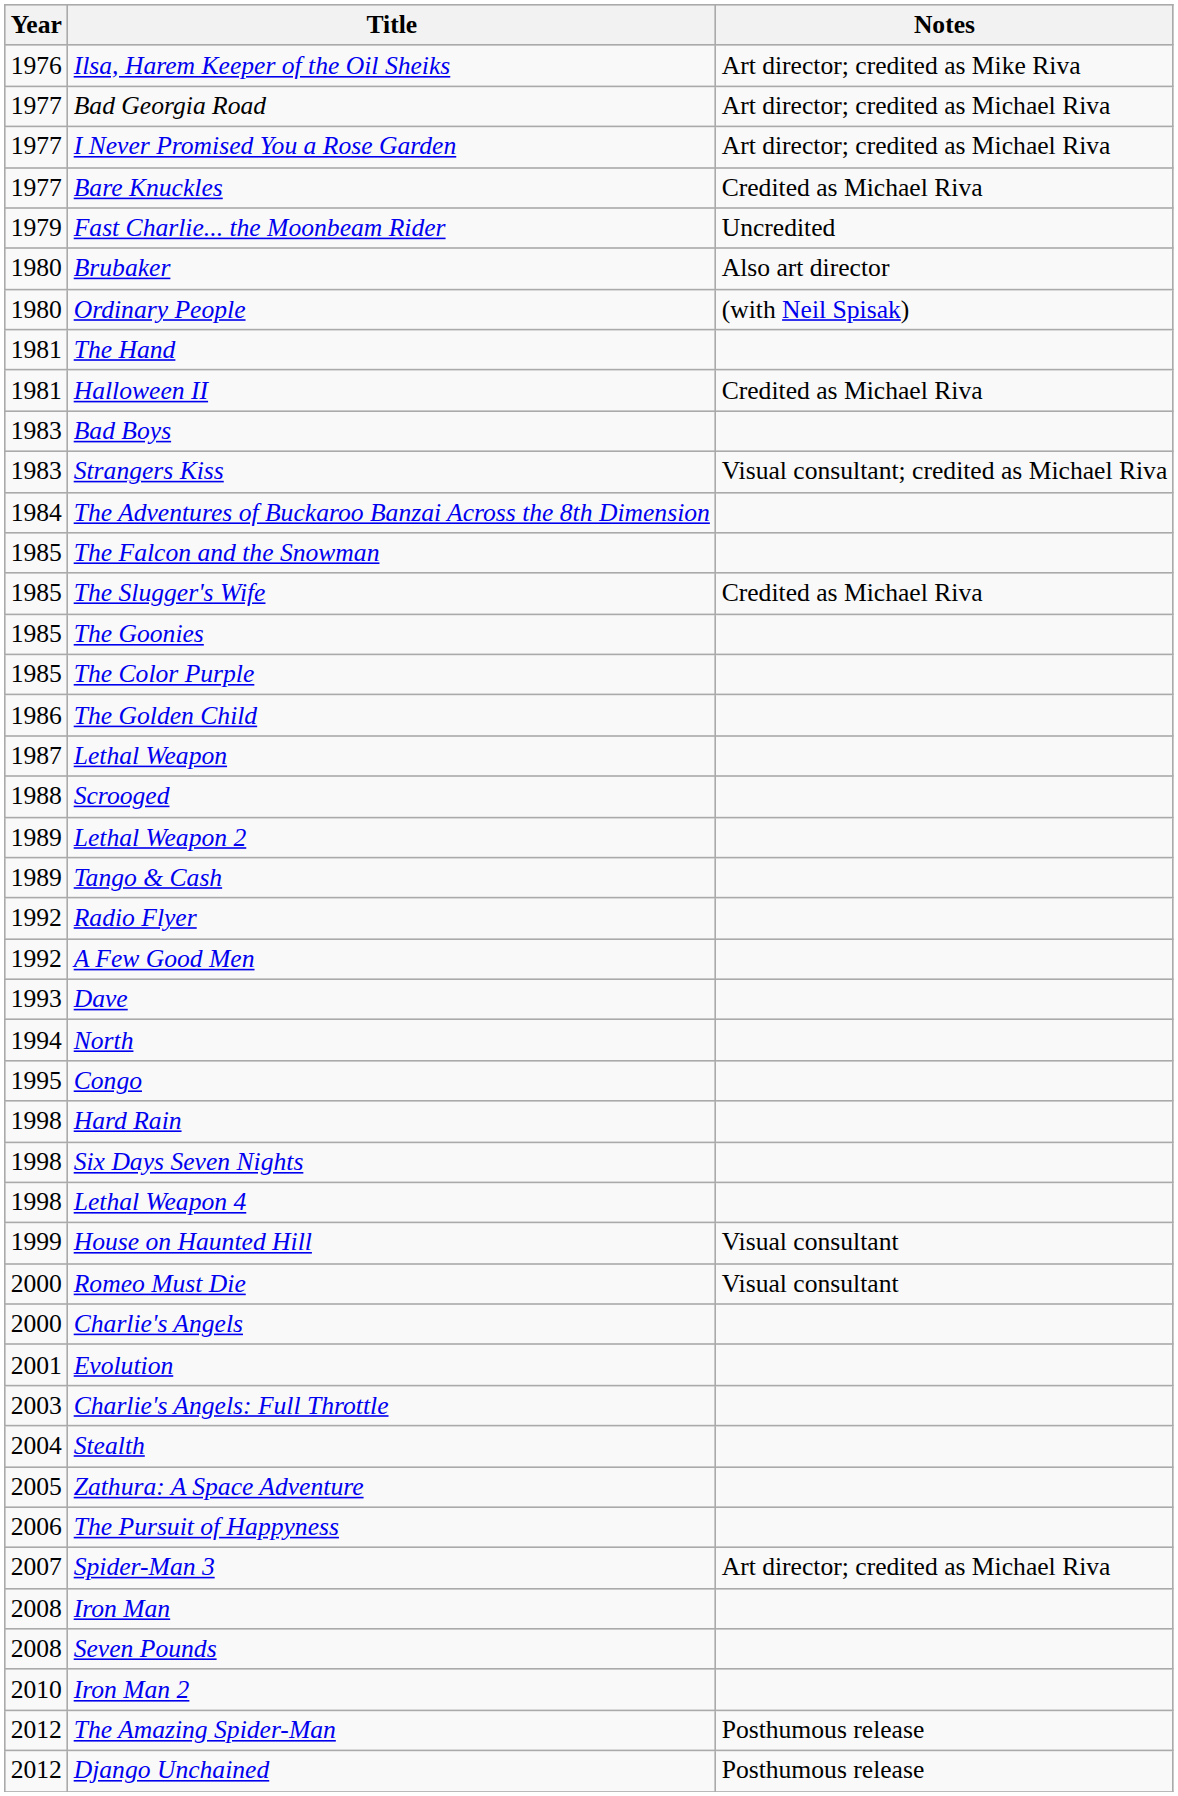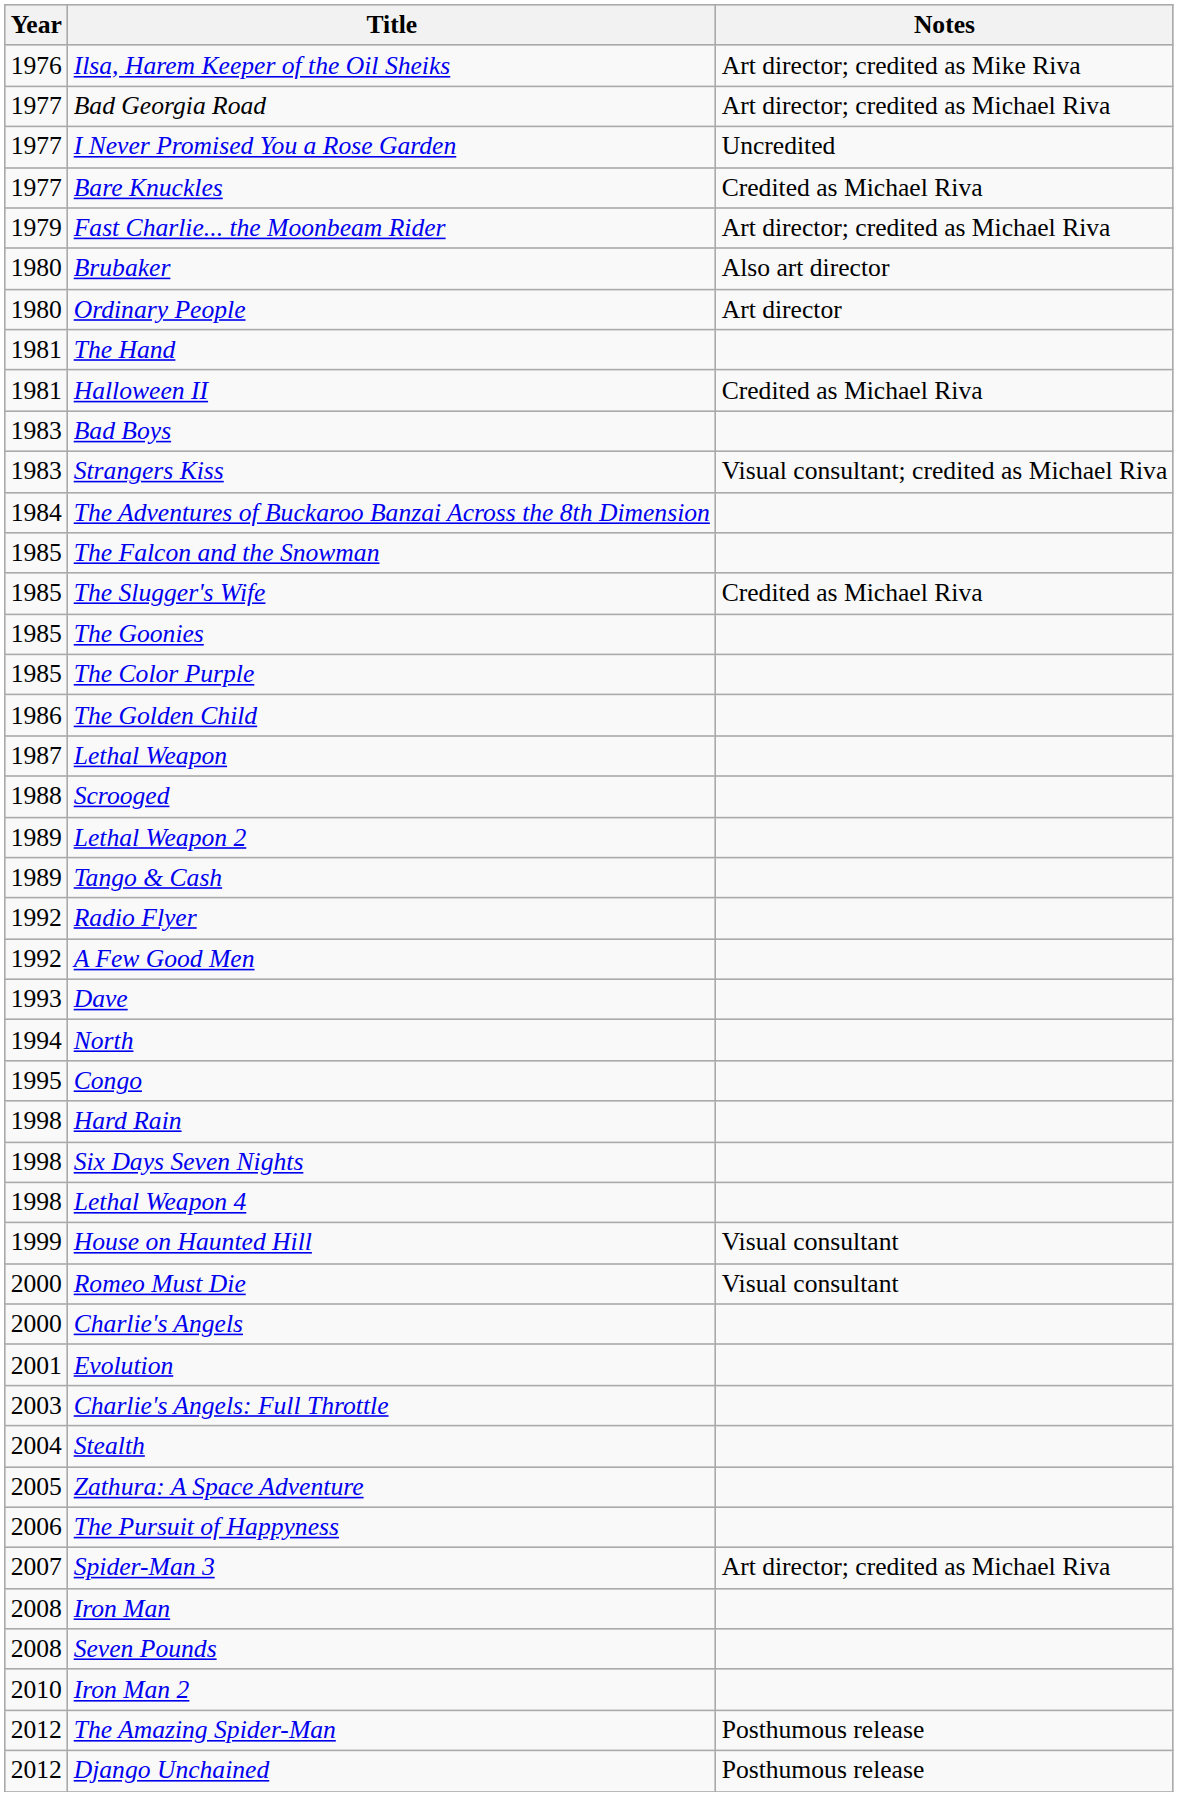(916, 146) Art director; credited as Michael Riva -> (779, 146) Uncredited
(779, 227) Uncredited -> (916, 227) Art director; credited as Michael Riva
(816, 308) (with Neil Spisak) -> (782, 308) Art director
